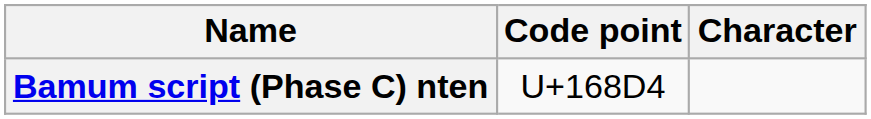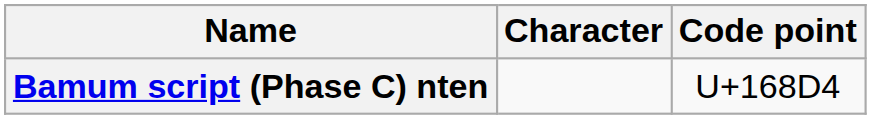columns swapped: (777, 31) <-> (593, 31)
